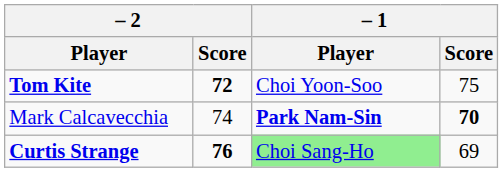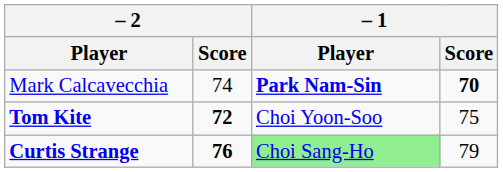rows swapped: (89, 118) <-> (50, 85)
(469, 150) 69 -> (469, 150) 79
